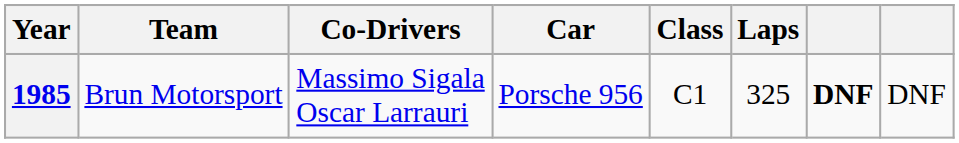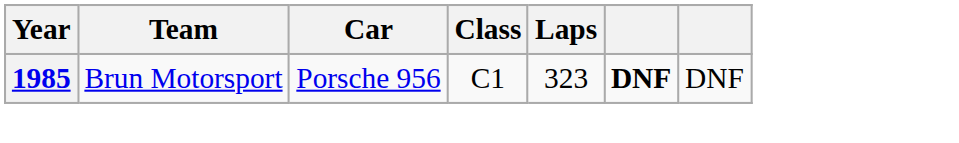- column: (391, 29)
(768, 94) 325 -> (566, 77) 323
